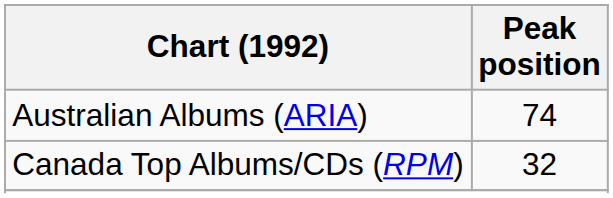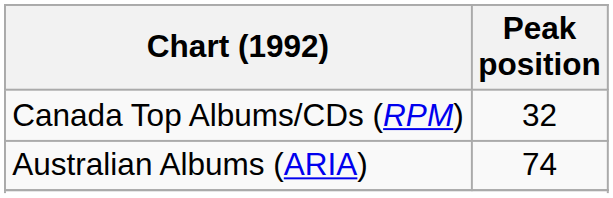rows swapped: (190, 114) <-> (238, 164)
